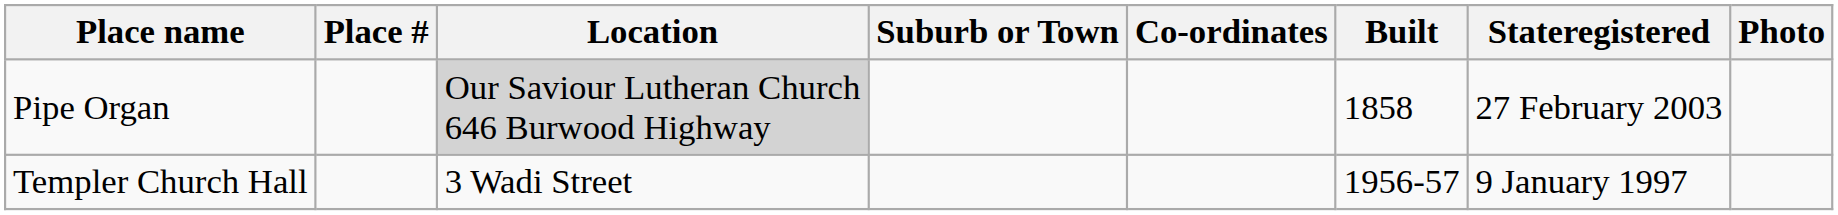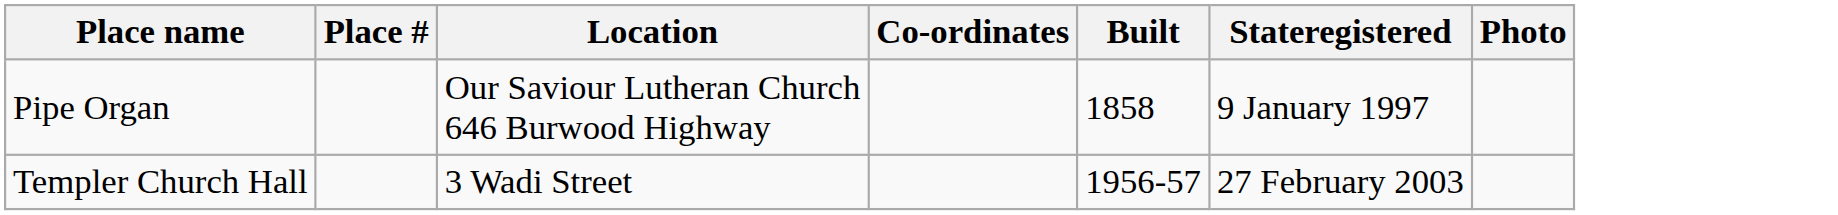- column: (998, 32)
(653, 106) lightgrey background -> (653, 106) no background
(1599, 106) 27 February 2003 -> (1323, 106) 9 January 1997
(1582, 181) 9 January 1997 -> (1340, 181) 27 February 2003
